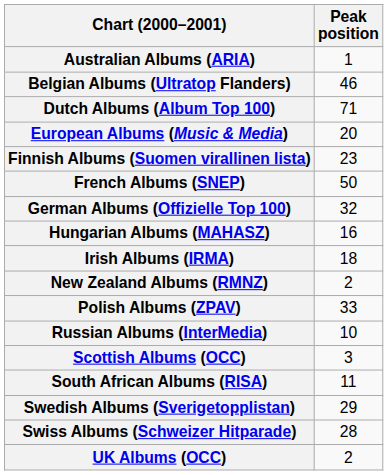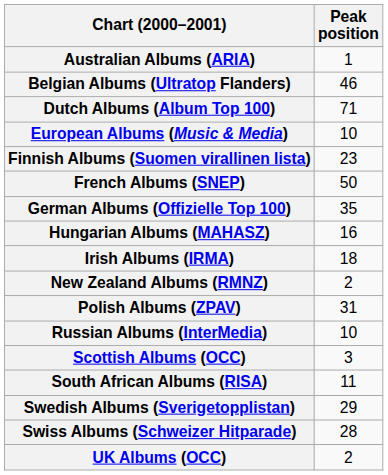(348, 134) 20 -> (348, 134) 10
(348, 208) 32 -> (348, 208) 35
(348, 308) 33 -> (348, 308) 31
